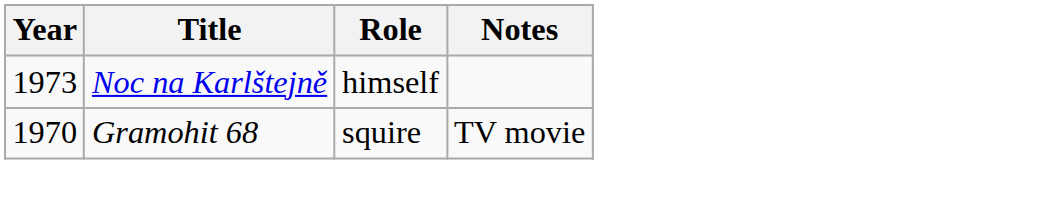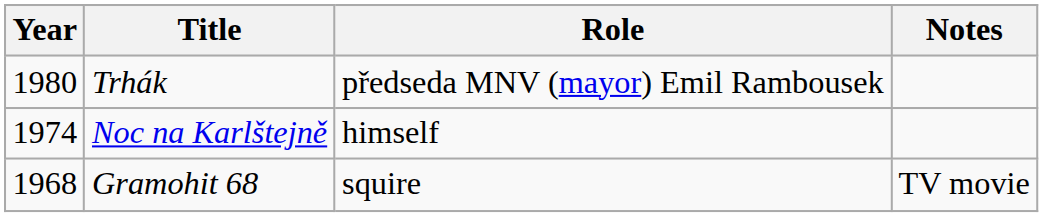+ row: (129, 81)
(45, 81) 1973 -> (45, 132) 1974
(45, 132) 1970 -> (45, 183) 1968
